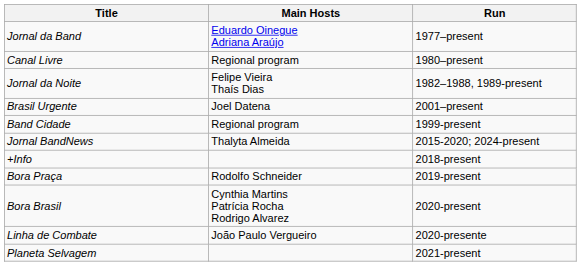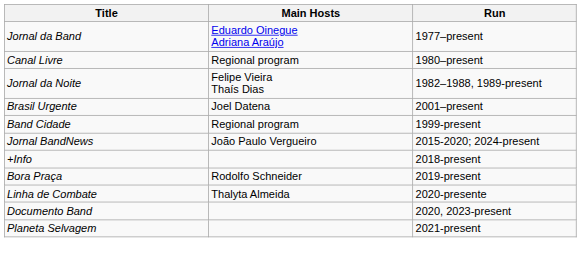(250, 141) Thalyta Almeida -> (264, 141) João Paulo Vergueiro
- row: (34, 205)
(264, 235) João Paulo Vergueiro -> (250, 193) Thalyta Almeida
+ row: (50, 211)
